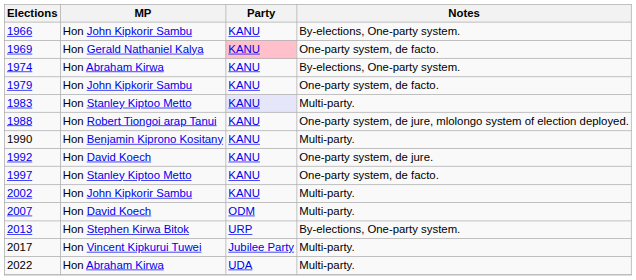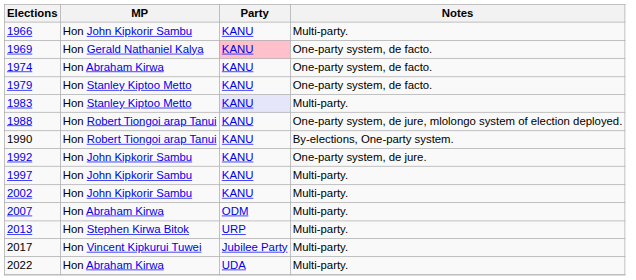(380, 31) By-elections, One-party system. -> (320, 31) Multi-party.
(380, 67) By-elections, One-party system. -> (363, 67) One-party system, de facto.
(127, 85) Hon John Kipkorir Sambu -> (127, 85) Hon Stanley Kiptoo Metto
(143, 139) Hon Benjamin Kiprono Kositany -> (140, 139) Hon Robert Tiongoi arap Tanui
(327, 139) Multi-party. -> (373, 139) By-elections, One-party system.
(107, 157) Hon David Koech -> (127, 157) Hon John Kipkorir Sambu
(127, 175) Hon Stanley Kiptoo Metto -> (127, 175) Hon John Kipkorir Sambu
(369, 175) One-party system, de facto. -> (320, 175) Multi-party.
(107, 211) Hon David Koech -> (113, 211) Hon Abraham Kirwa
(380, 229) By-elections, One-party system. -> (320, 229) Multi-party.
